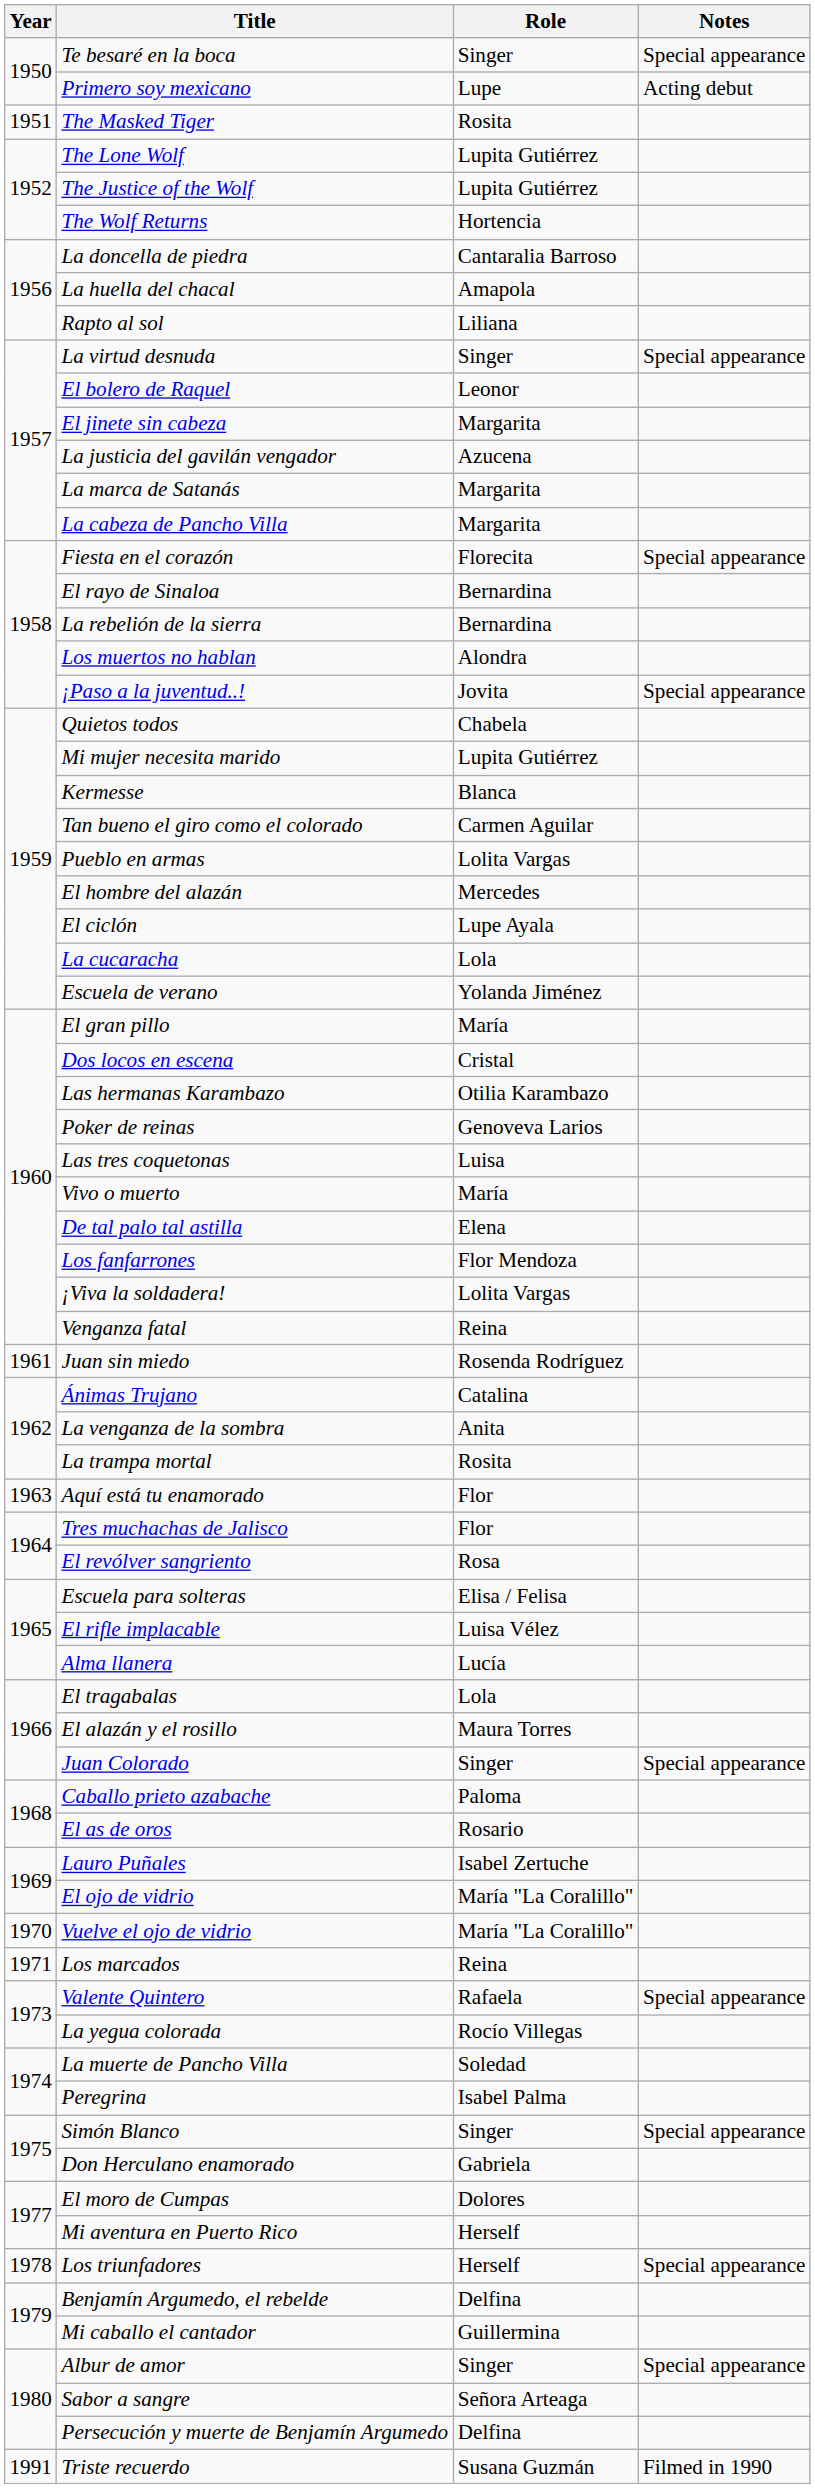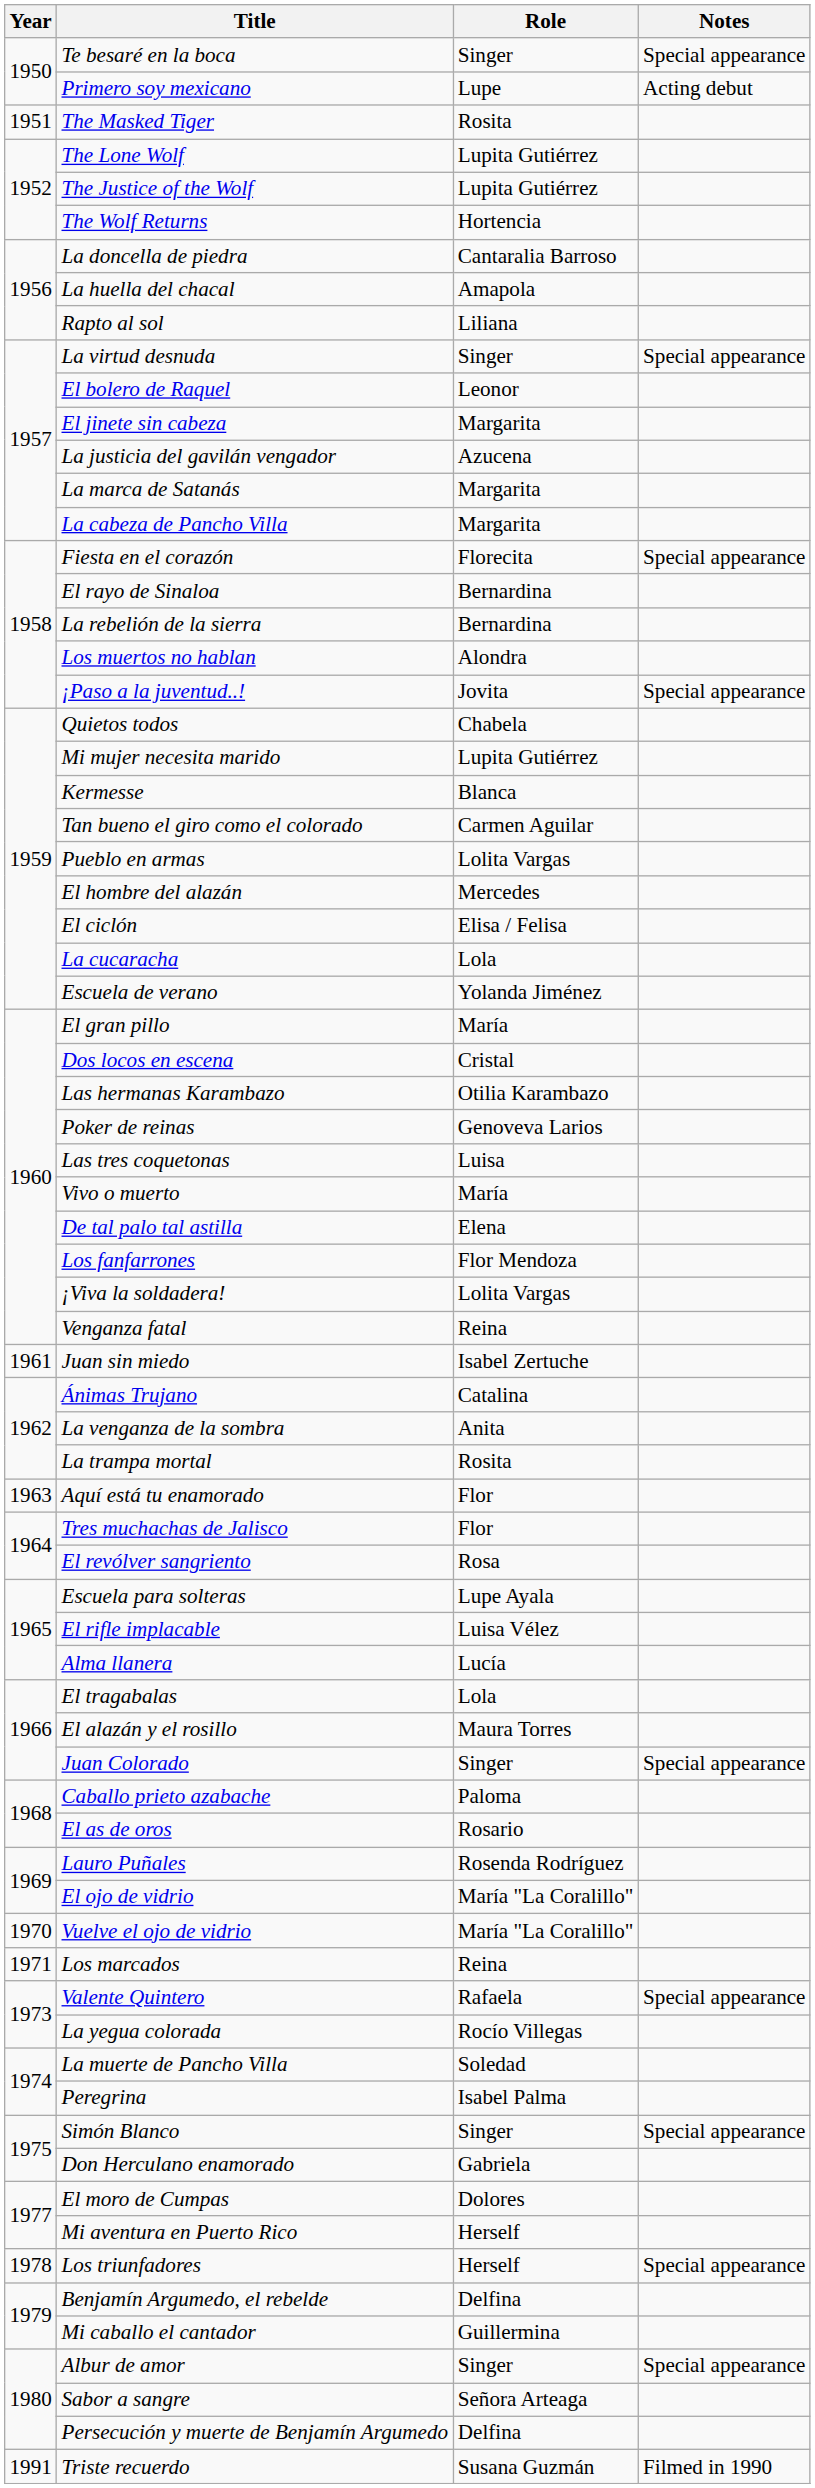(506, 925) Lupe Ayala -> (512, 925) Elisa / Felisa
(541, 1361) Rosenda Rodríguez -> (523, 1361) Isabel Zertuche
(512, 1595) Elisa / Felisa -> (506, 1595) Lupe Ayala
(523, 1863) Isabel Zertuche -> (541, 1863) Rosenda Rodríguez
